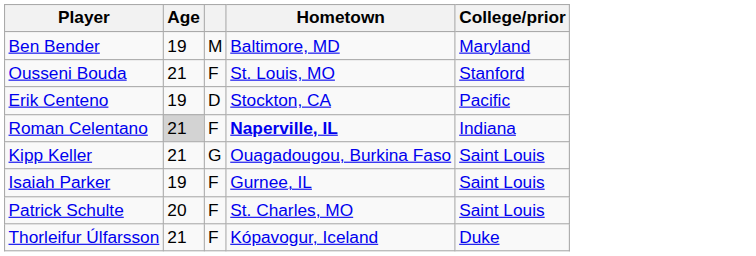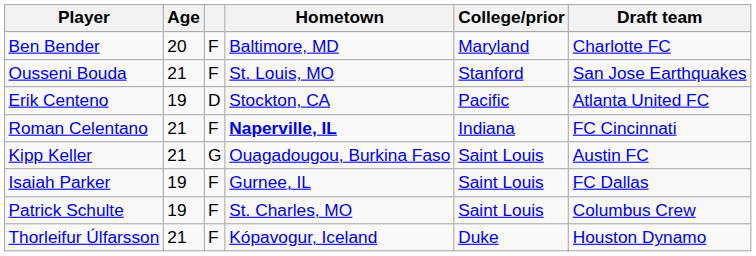+ column: (660, 18)
(177, 45) 19 -> (177, 45) 20
(215, 45) M -> (213, 45) F
(177, 127) lightgrey background -> (177, 127) no background
(177, 210) 20 -> (177, 210) 19
